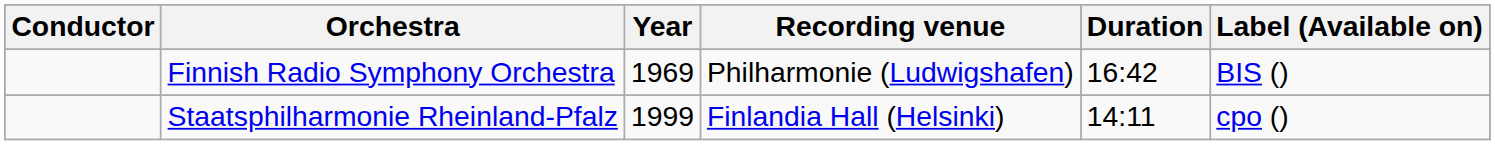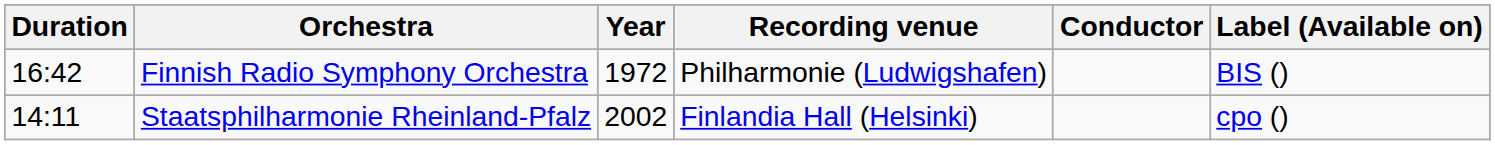columns swapped: (83, 26) <-> (1145, 26)
(662, 71) 1969 -> (636, 71) 1972
(662, 116) 1999 -> (636, 116) 2002
